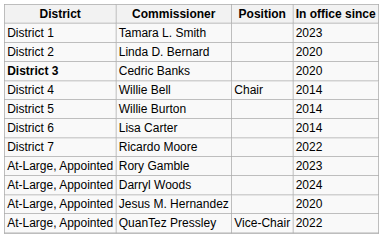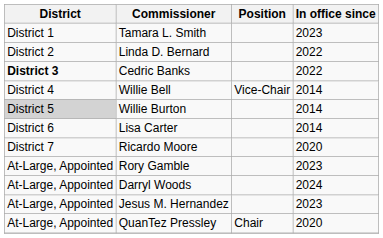(309, 52) 2020 -> (309, 52) 2022
(309, 71) 2020 -> (309, 71) 2022
(249, 90) Chair -> (262, 90) Vice-Chair
(30, 109) no background -> (30, 109) lightgrey background
(309, 147) 2022 -> (309, 147) 2020
(309, 204) 2020 -> (309, 204) 2023
(262, 223) Vice-Chair -> (249, 223) Chair
(309, 223) 2022 -> (309, 223) 2020
